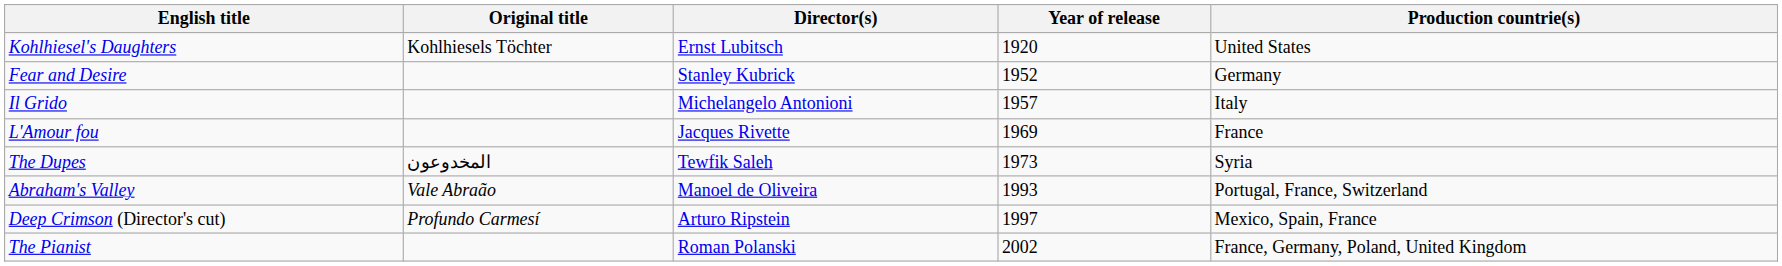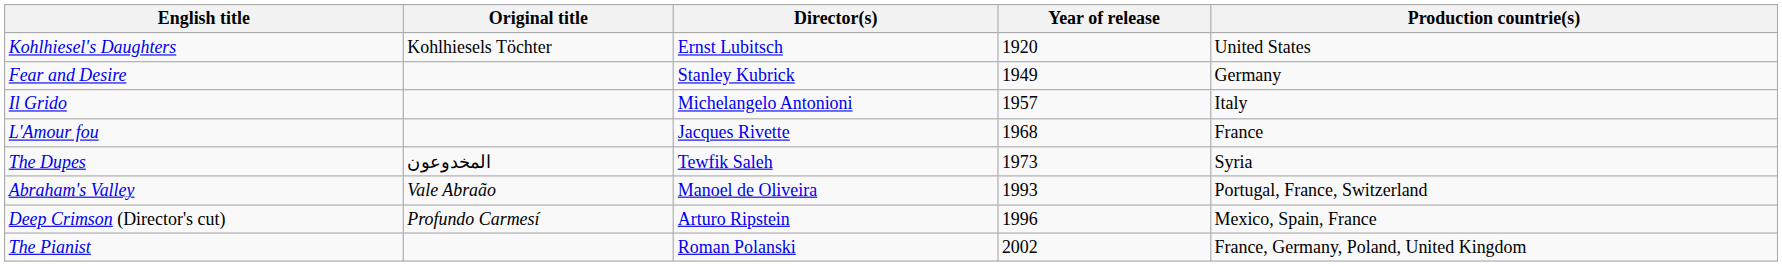(1020, 75) 1952 -> (1020, 75) 1949
(1020, 132) 1969 -> (1020, 132) 1968
(1020, 218) 1997 -> (1020, 218) 1996
